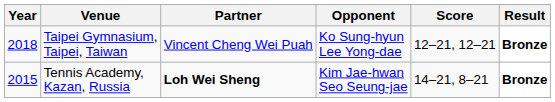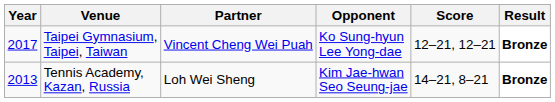(22, 44) 2018 -> (22, 44) 2017
(22, 80) 2015 -> (22, 80) 2013
(212, 80) bold -> (209, 80) normal
